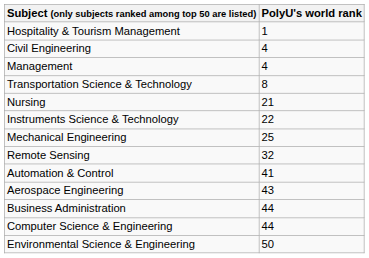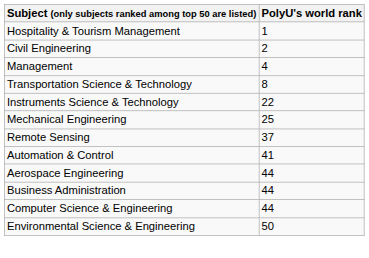(265, 48) 4 -> (265, 48) 2
- row: (26, 102)
(268, 155) 32 -> (268, 137) 37
(268, 191) 43 -> (268, 173) 44
